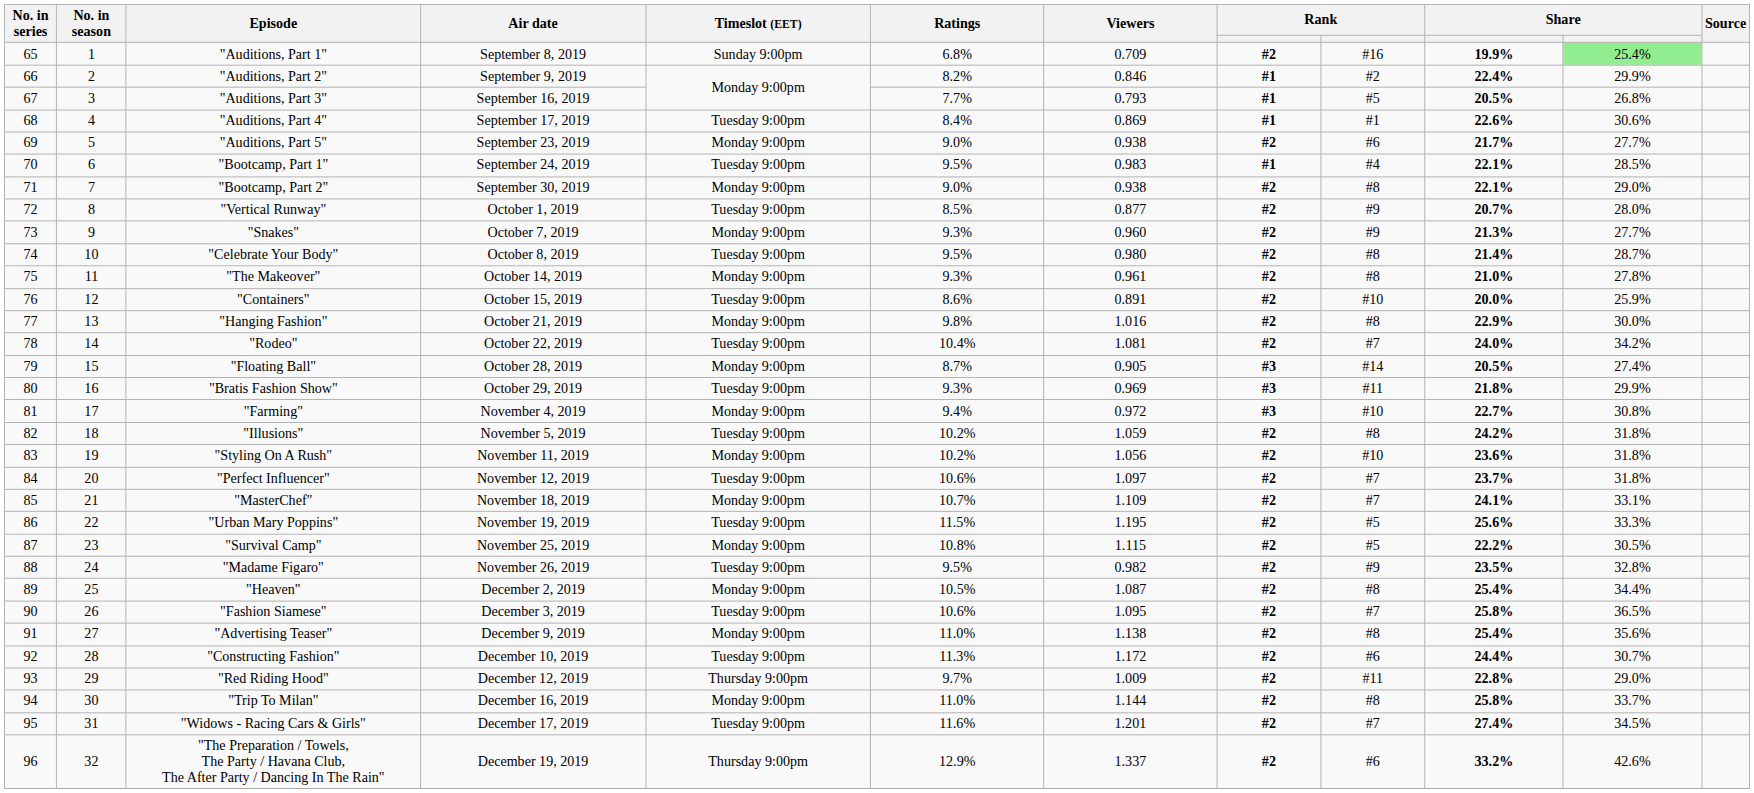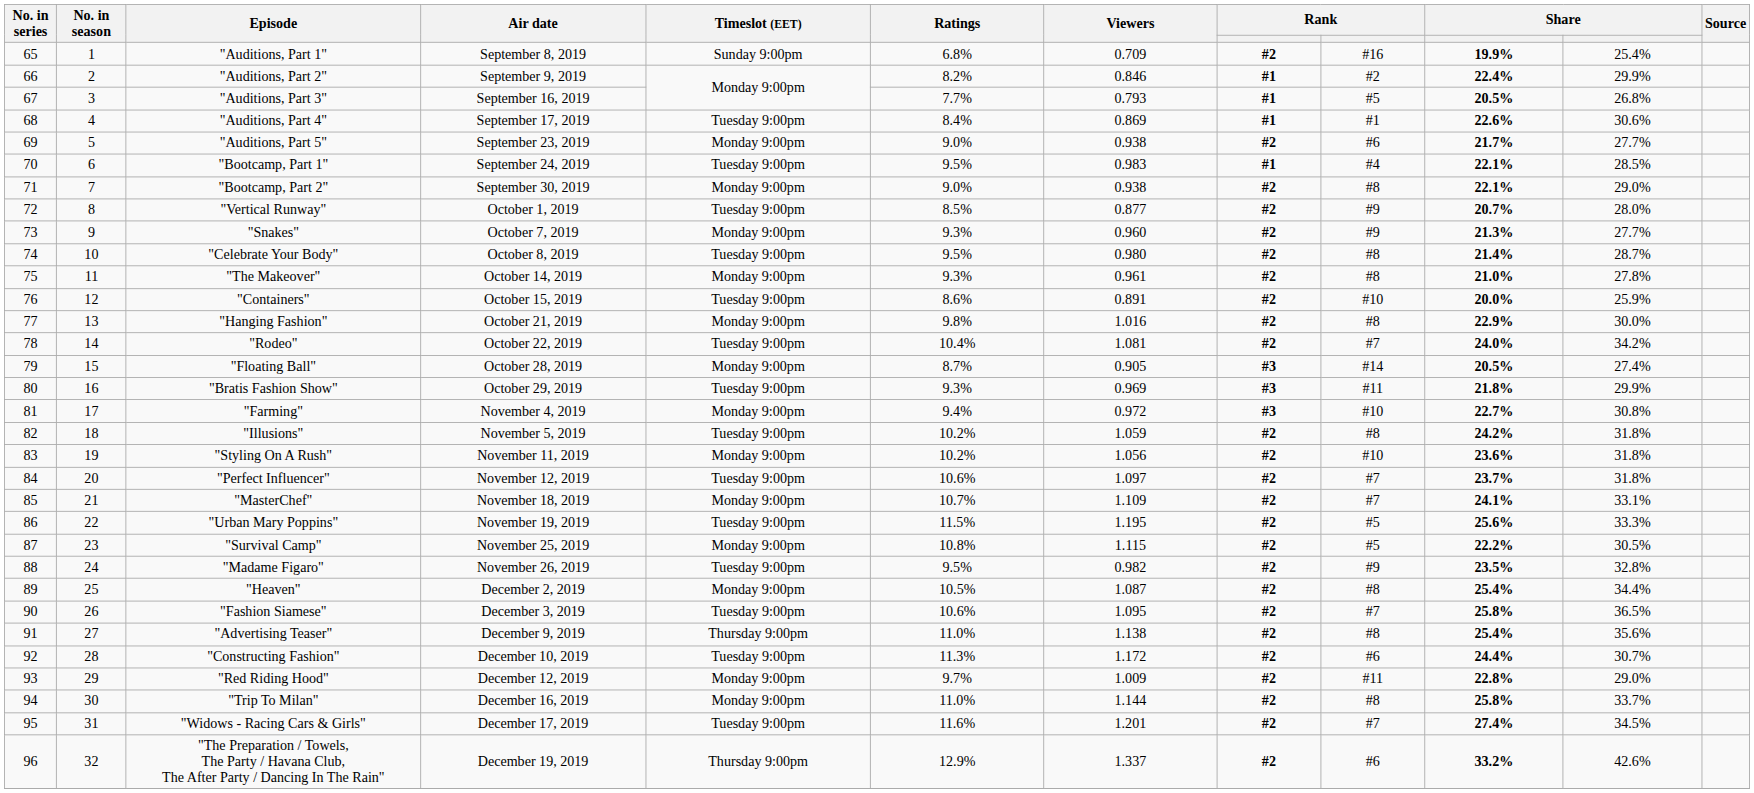(1632, 53) lightgreen background -> (1632, 53) no background
(758, 634) Monday 9:00pm -> (758, 634) Thursday 9:00pm
(758, 679) Thursday 9:00pm -> (758, 679) Monday 9:00pm
